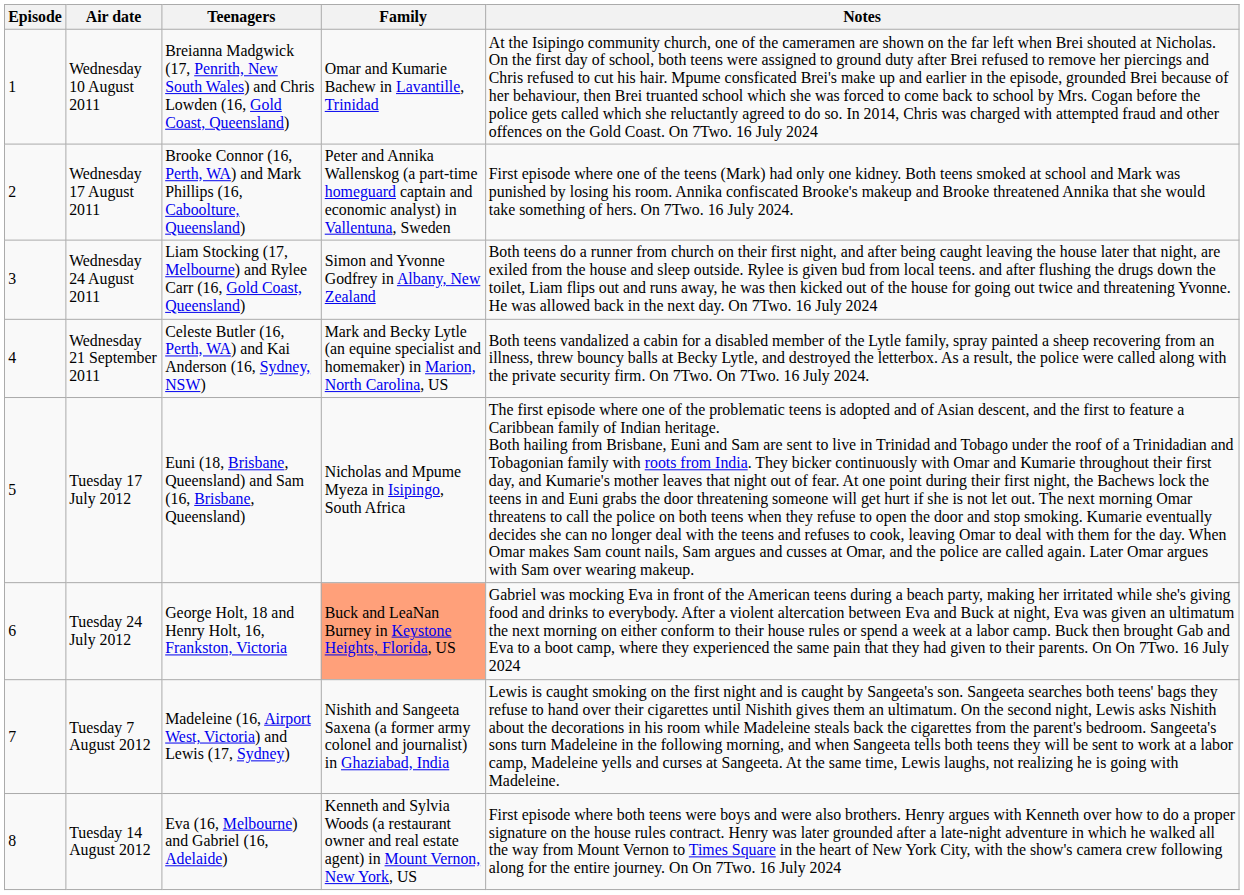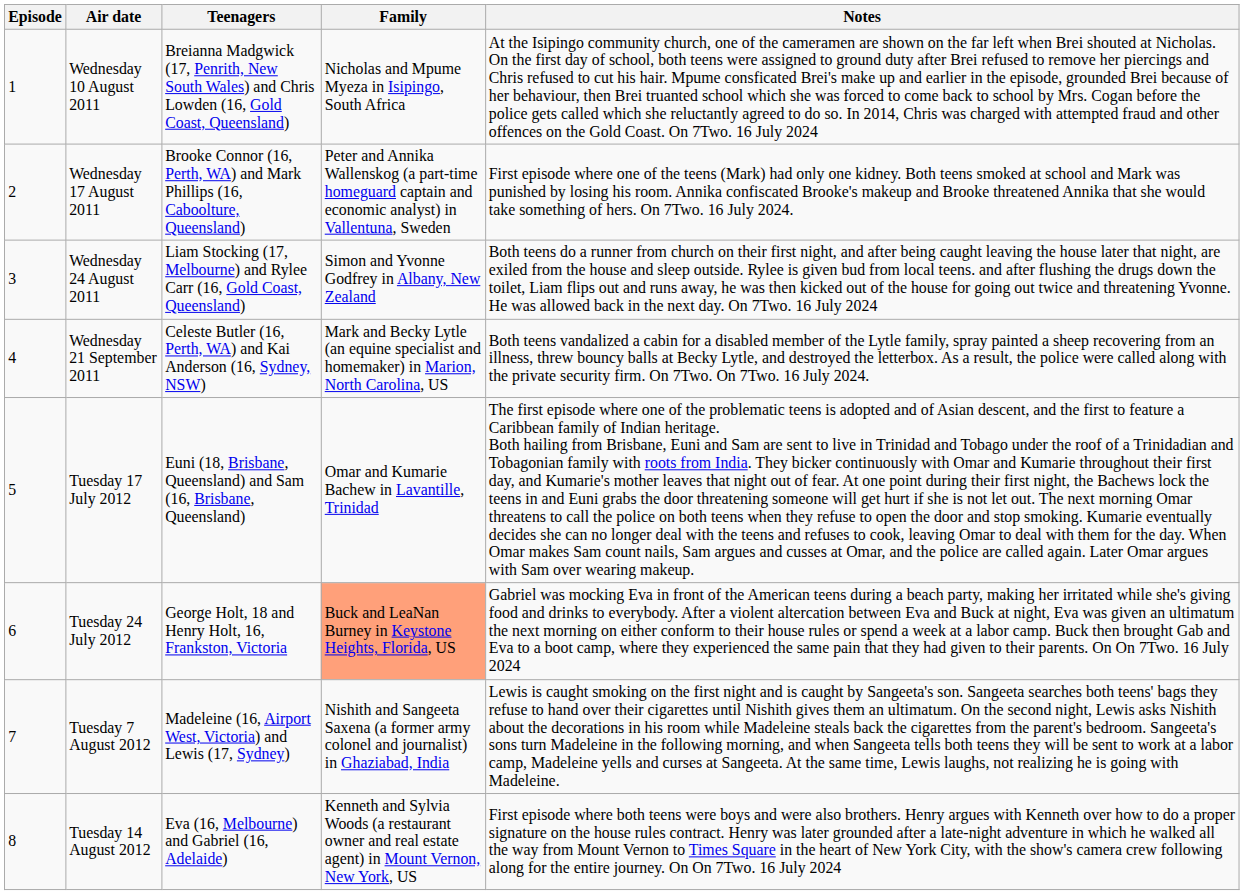(394, 86) Omar and Kumarie Bachew in Lavantille, Trinidad -> (393, 86) Nicholas and Mpume Myeza in Isipingo, South Africa
(393, 490) Nicholas and Mpume Myeza in Isipingo, South Africa -> (394, 490) Omar and Kumarie Bachew in Lavantille, Trinidad
